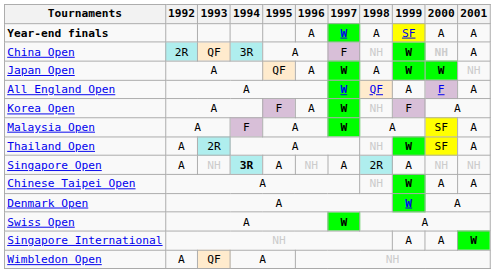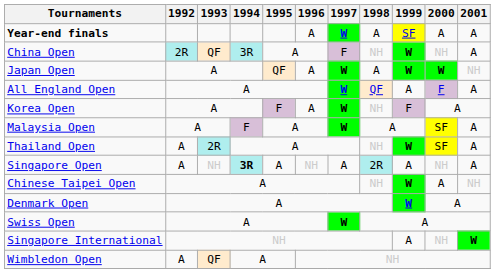(441, 51) bold -> (441, 51) normal
(474, 165) NH -> (474, 165) A
(474, 183) A -> (474, 183) NH
(441, 240) A -> (441, 240) NH
